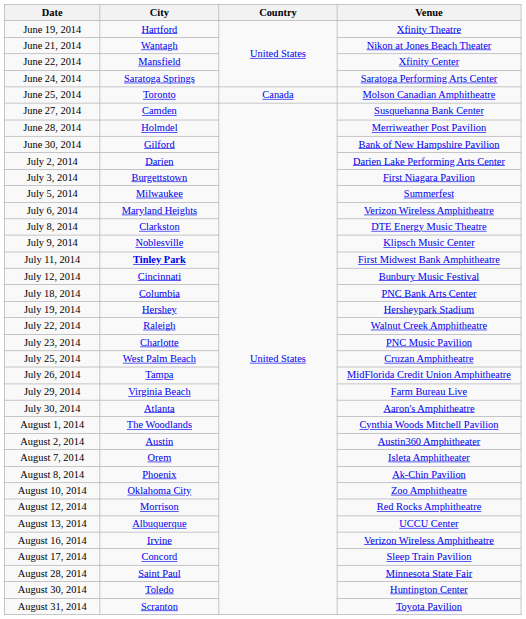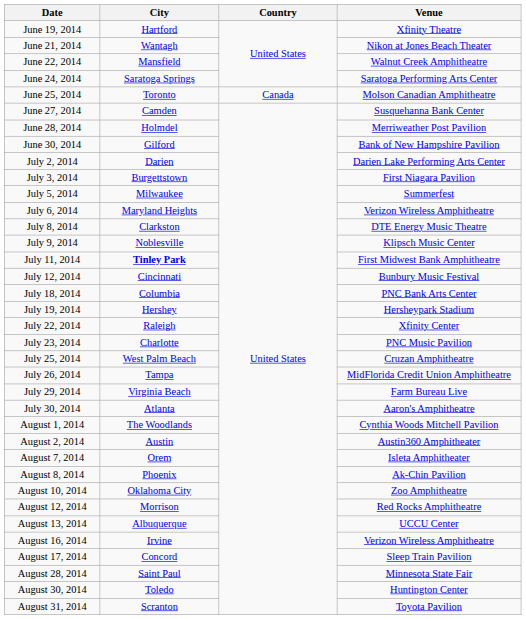(429, 62) Xfinity Center -> (429, 62) Walnut Creek Amphitheatre
(429, 326) Walnut Creek Amphitheatre -> (429, 326) Xfinity Center
